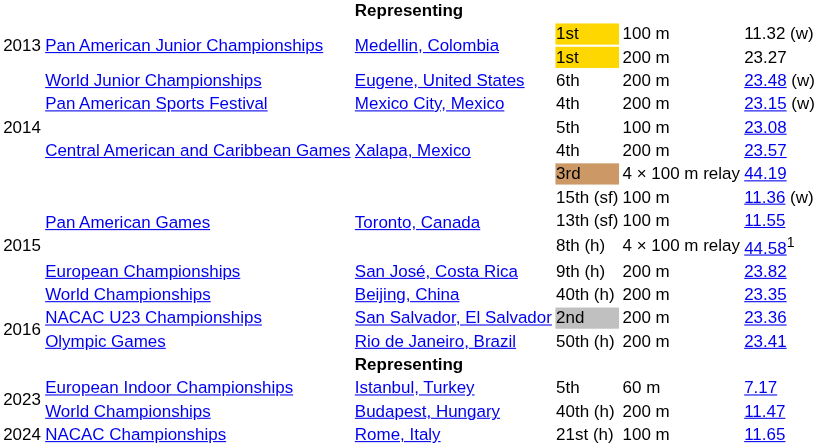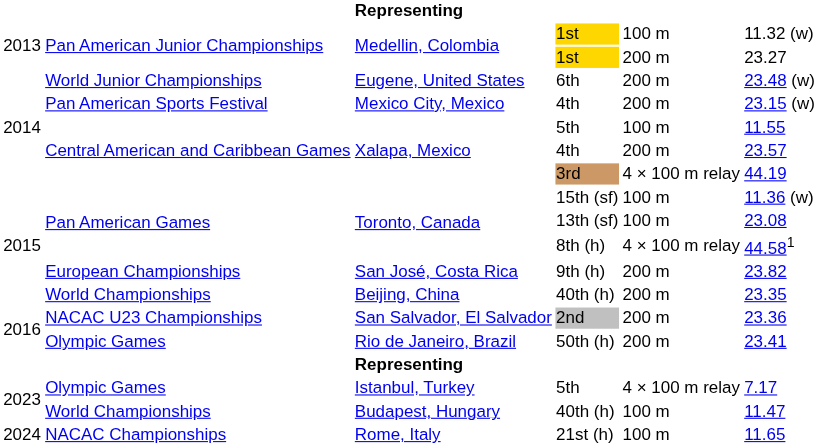(765, 127) 23.08 -> (765, 127) 11.55
(765, 220) 11.55 -> (765, 220) 23.08
(169, 388) European Indoor Championships -> (105, 388) Olympic Games
(641, 388) 60 m -> (681, 388) 4 × 100 m relay
(646, 411) 200 m -> (646, 411) 100 m
